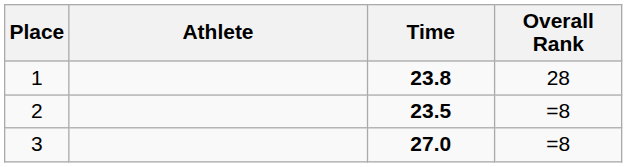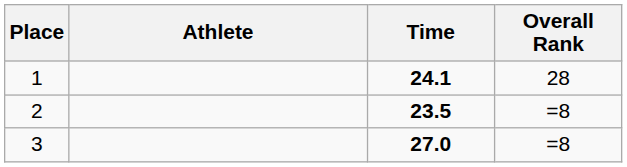(431, 77) 23.8 -> (431, 77) 24.1
